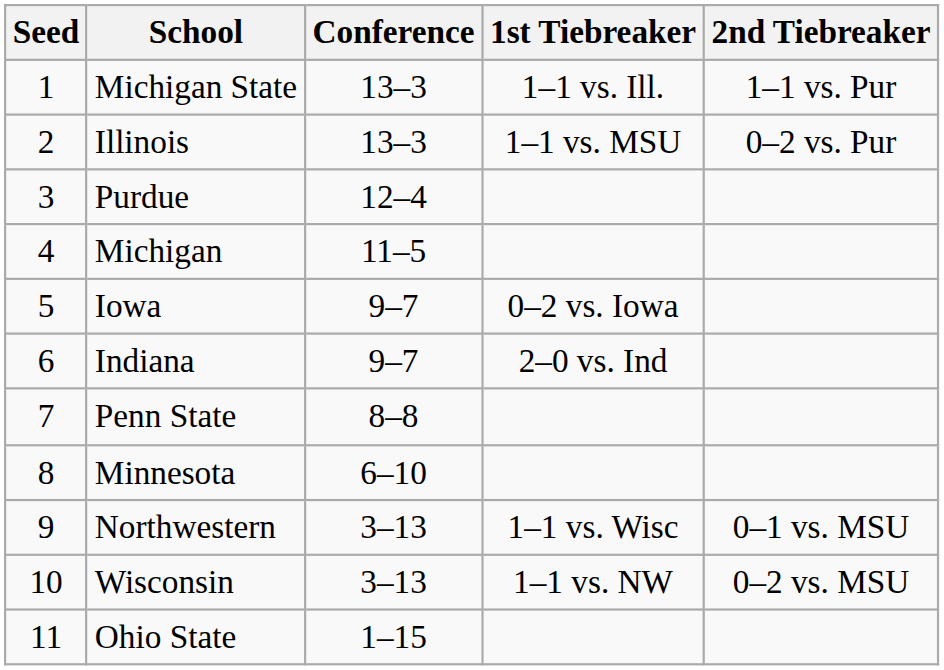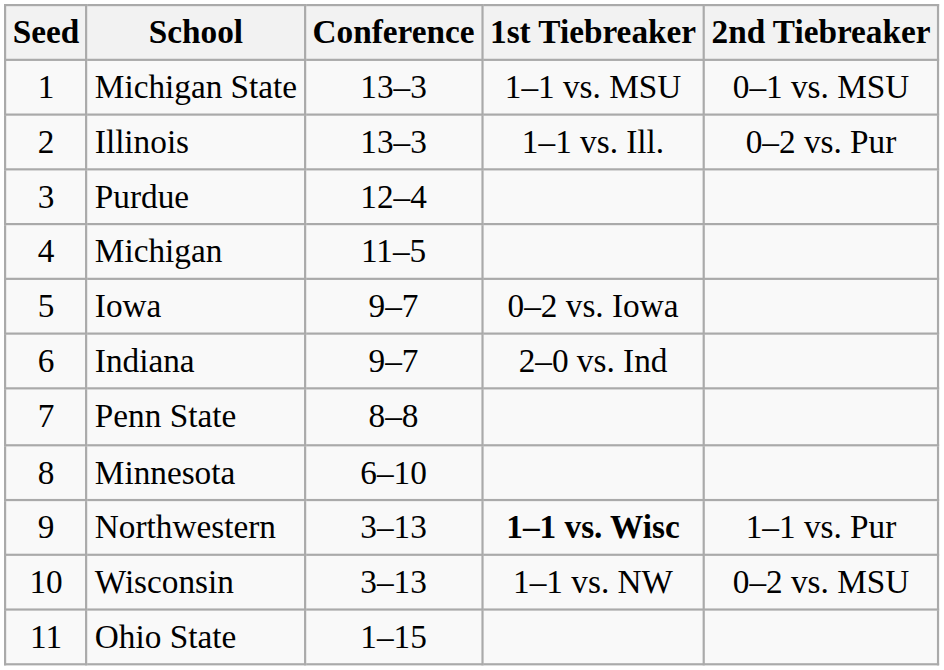(593, 87) 1–1 vs. Ill. -> (593, 87) 1–1 vs. MSU
(821, 87) 1–1 vs. Pur -> (821, 87) 0–1 vs. MSU
(593, 141) 1–1 vs. MSU -> (593, 141) 1–1 vs. Ill.
(593, 526) normal -> (593, 526) bold
(821, 526) 0–1 vs. MSU -> (821, 526) 1–1 vs. Pur
